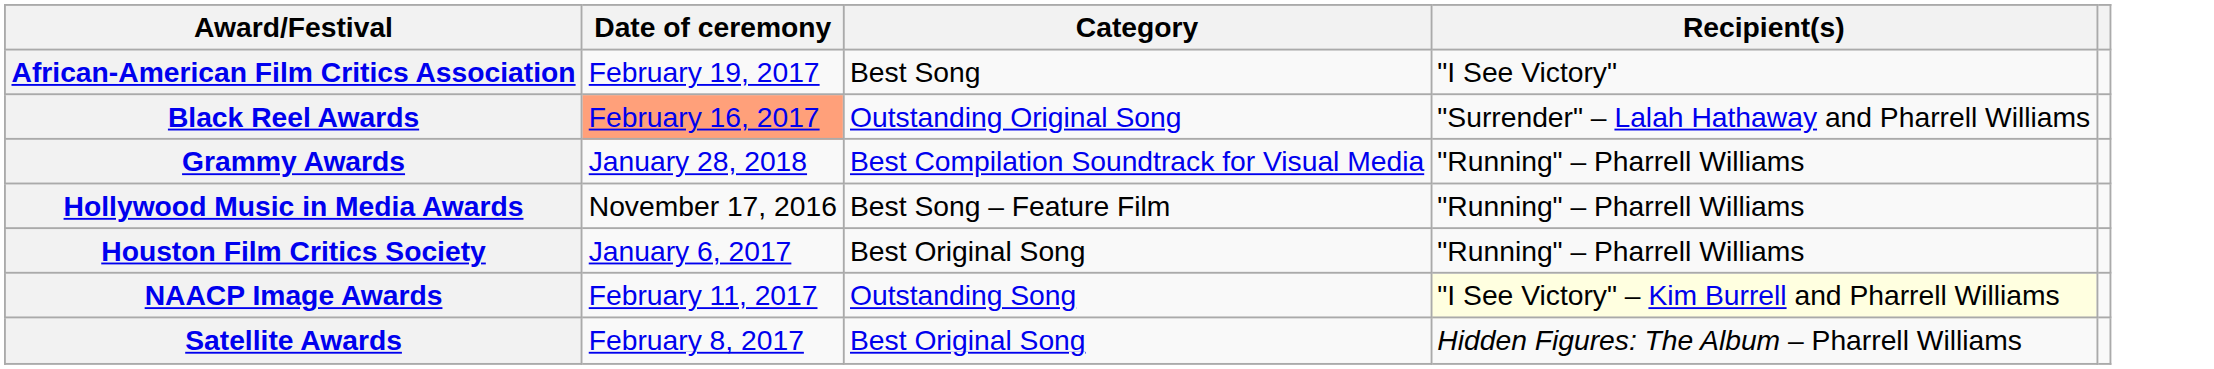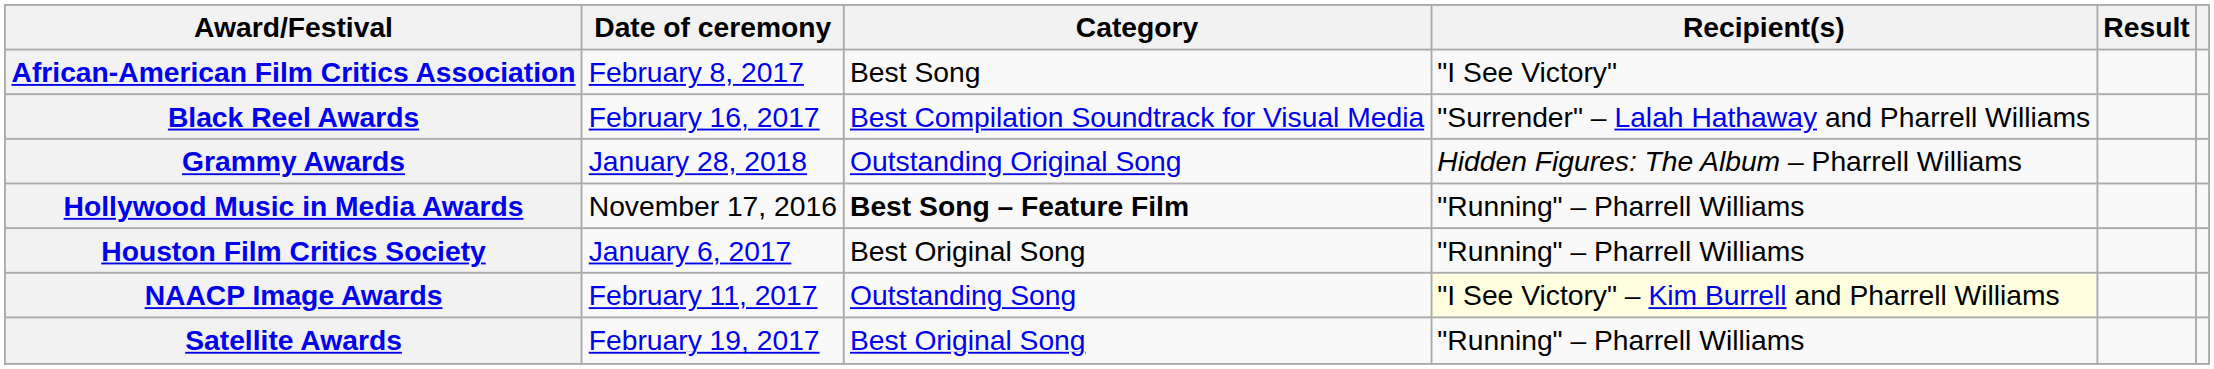+ column: (2147, 27)
(704, 72) February 19, 2017 -> (696, 72) February 8, 2017
(704, 117) lightsalmon background -> (704, 117) no background
(1016, 117) Outstanding Original Song -> (1137, 117) Best Compilation Soundtrack for Visual Media
(1137, 162) Best Compilation Soundtrack for Visual Media -> (1016, 162) Outstanding Original Song
(1621, 162) "Running" – Pharrell Williams -> (1730, 162) Hidden Figures: The Album – Pharrell Williams
(1010, 207) normal -> (1020, 207) bold
(696, 341) February 8, 2017 -> (704, 341) February 19, 2017
(1730, 341) Hidden Figures: The Album – Pharrell Williams -> (1621, 341) "Running" – Pharrell Williams
